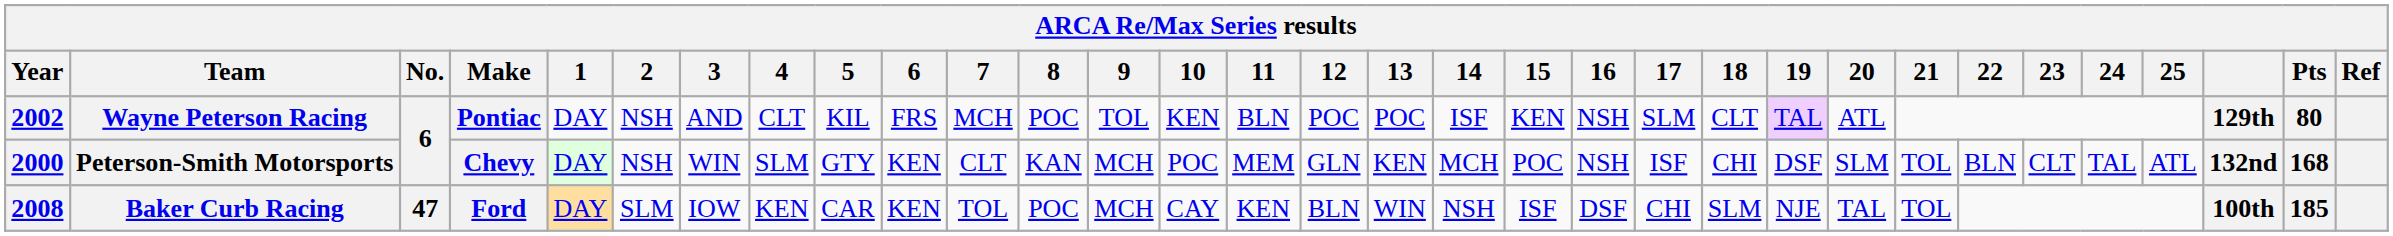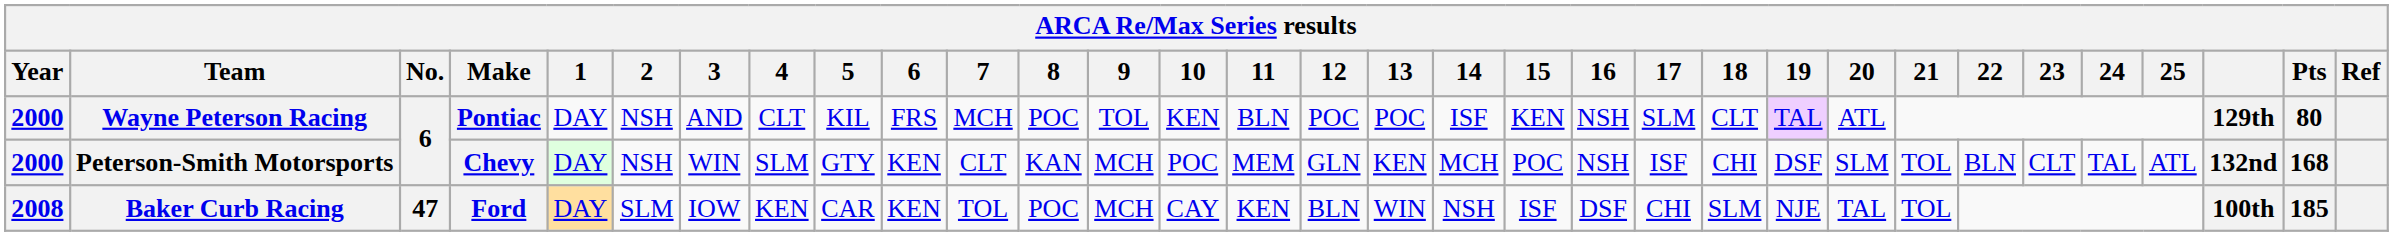(37, 117) 2002 -> (37, 117) 2000
